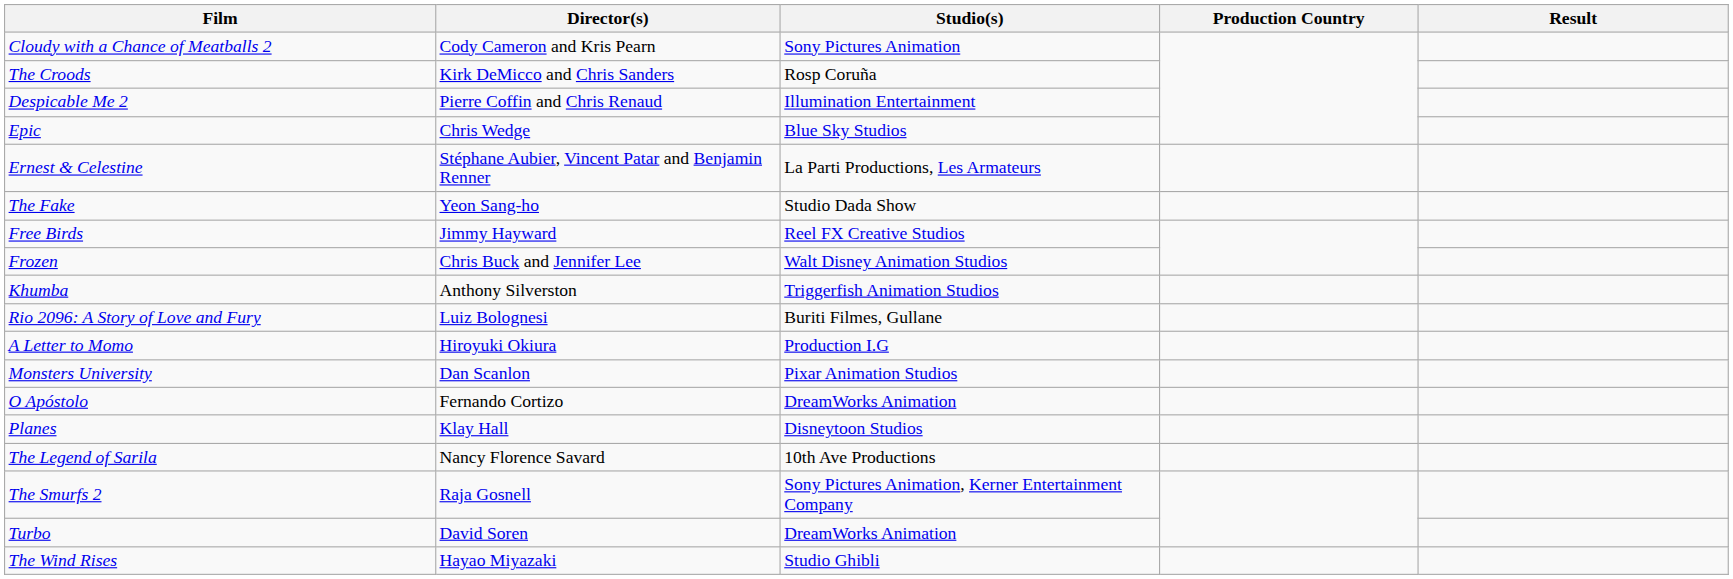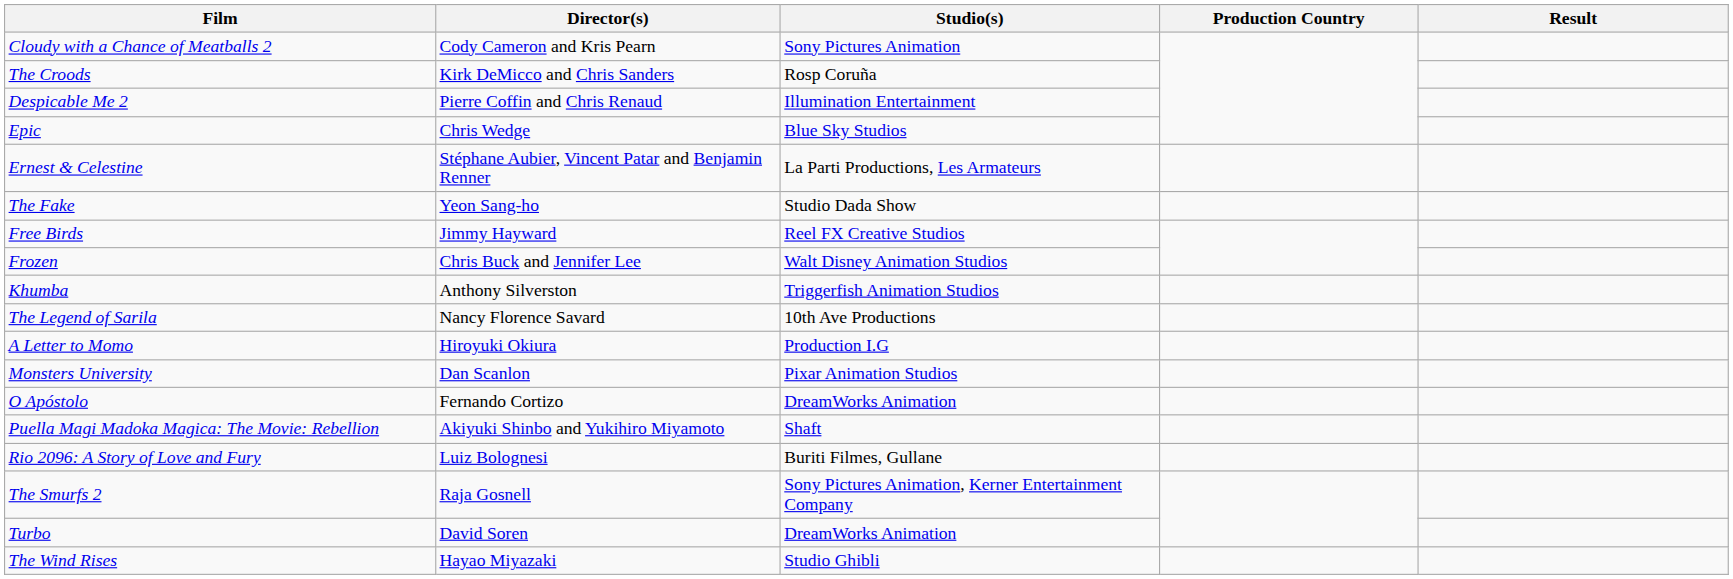rows swapped: (83, 456) <-> (135, 317)
- row: (33, 429)
+ row: (194, 429)
